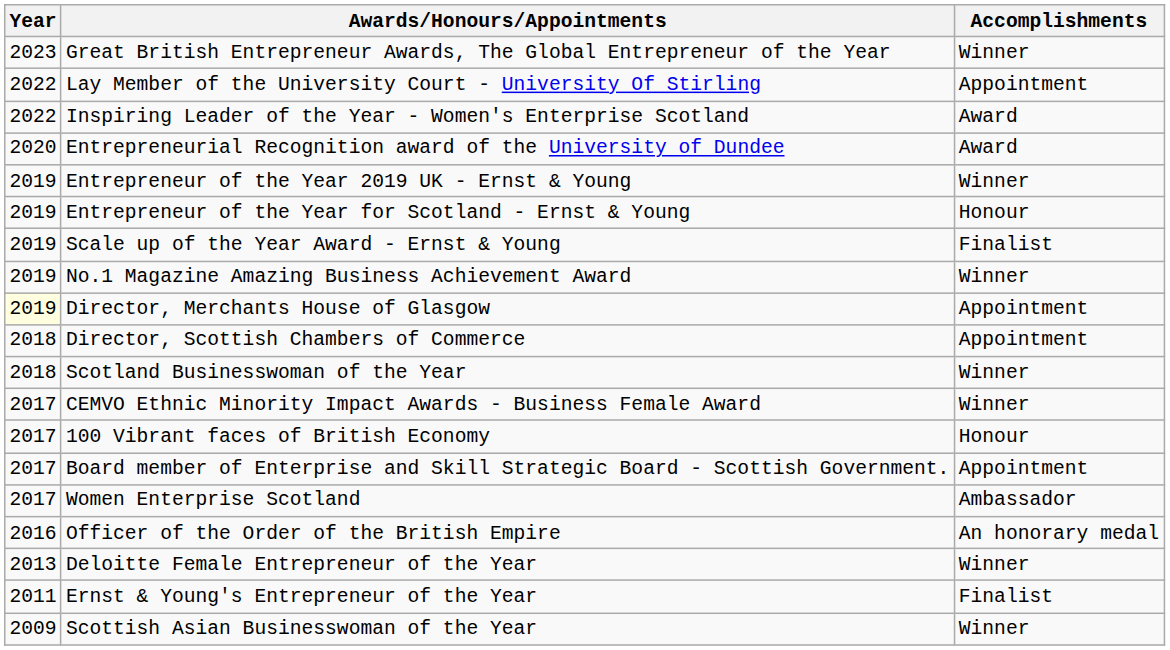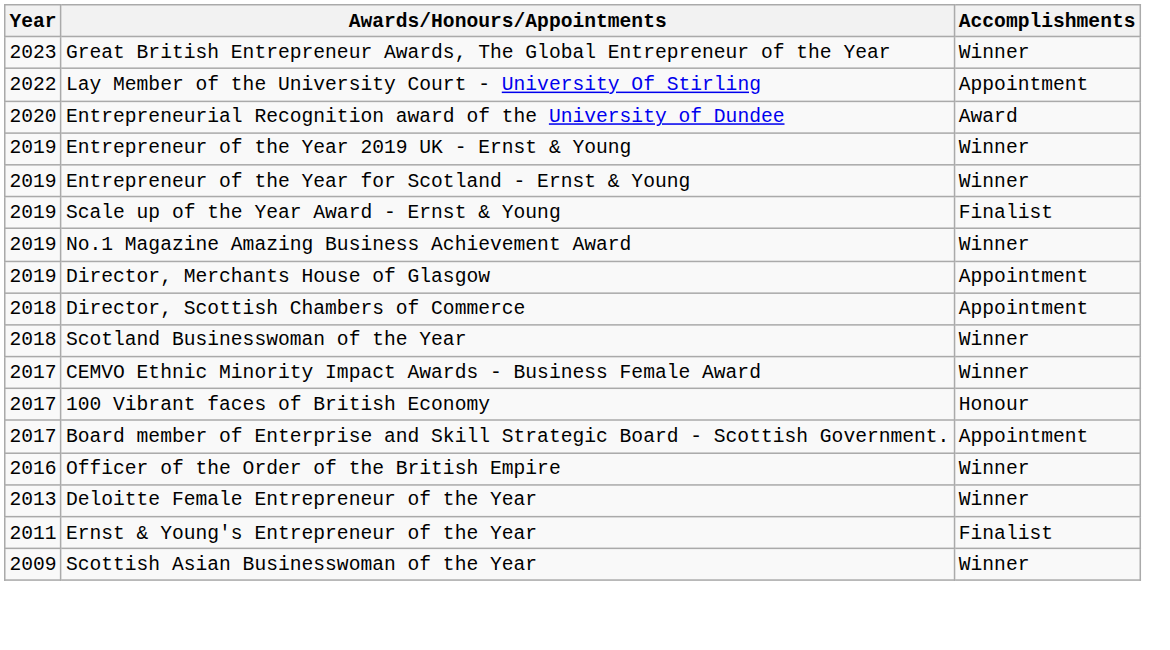- row: (408, 117)
(994, 213) Honour -> (994, 181) Winner
(33, 309) lightyellow background -> (33, 277) no background
- row: (213, 501)
(1059, 533) An honorary medal -> (994, 469) Winner
